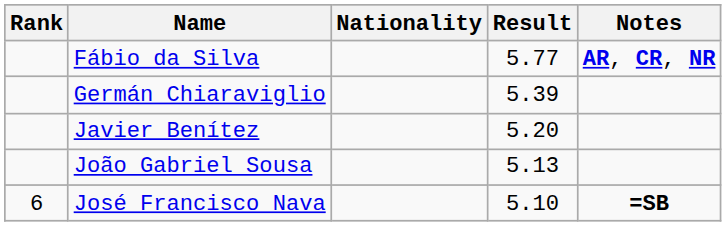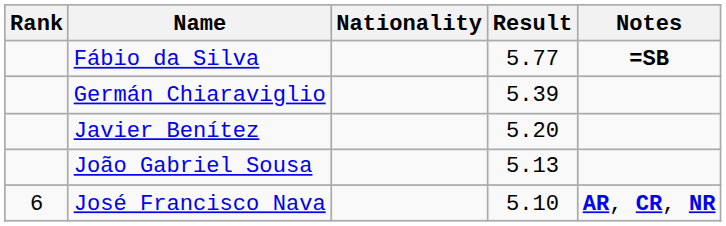(649, 59) AR, CR, NR -> (649, 59) =SB
(649, 203) =SB -> (649, 203) AR, CR, NR
